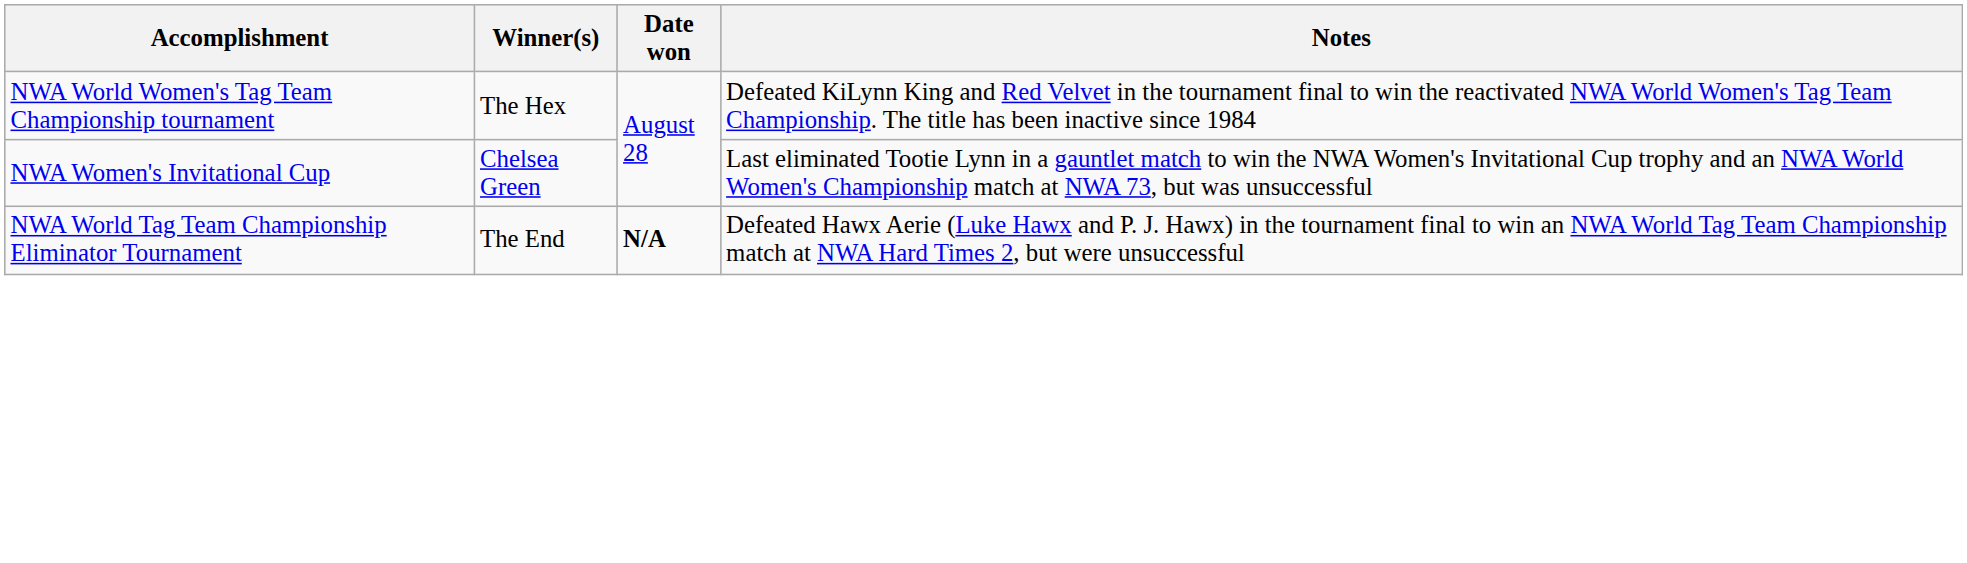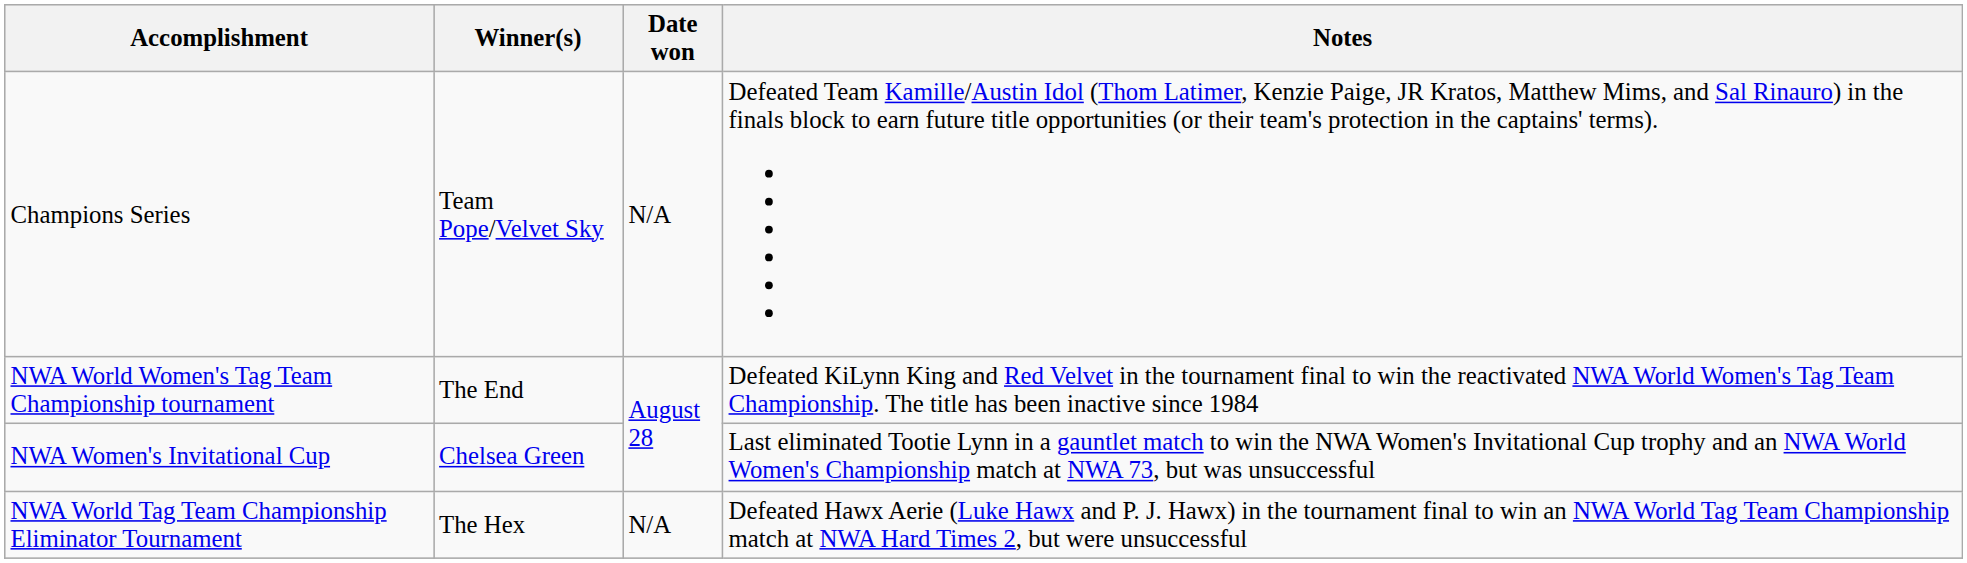+ row: (100, 213)
(523, 105) The Hex -> (481, 389) The End
(522, 239) The End -> (482, 524) The Hex
(644, 239) bold -> (650, 524) normal
